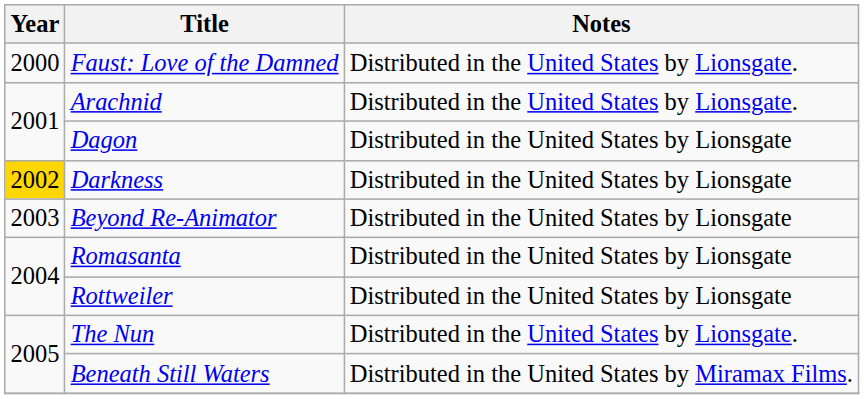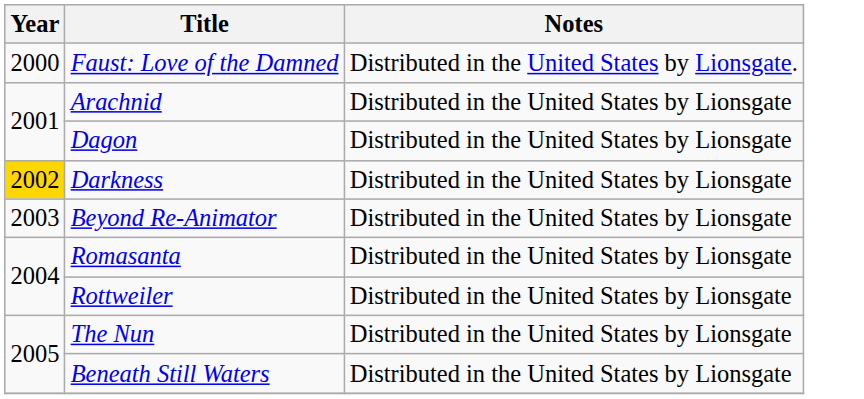(574, 101) Distributed in the United States by Lionsgate. -> (571, 101) Distributed in the United States by Lionsgate
(574, 334) Distributed in the United States by Lionsgate. -> (571, 334) Distributed in the United States by Lionsgate
(601, 373) Distributed in the United States by Miramax Films. -> (571, 373) Distributed in the United States by Lionsgate
